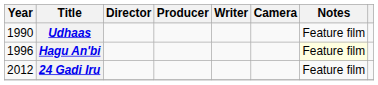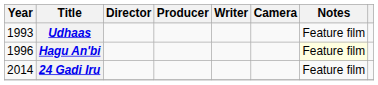(20, 32) 1990 -> (20, 32) 1993
(20, 70) 2012 -> (20, 70) 2014
